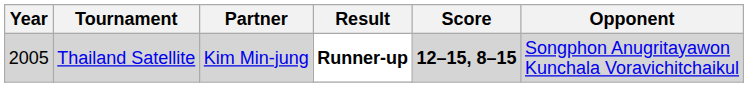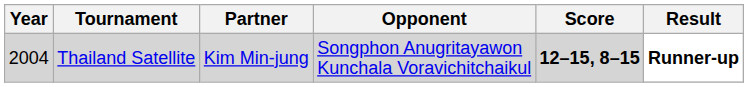columns swapped: (632, 19) <-> (363, 19)
(29, 58) 2005 -> (29, 58) 2004
